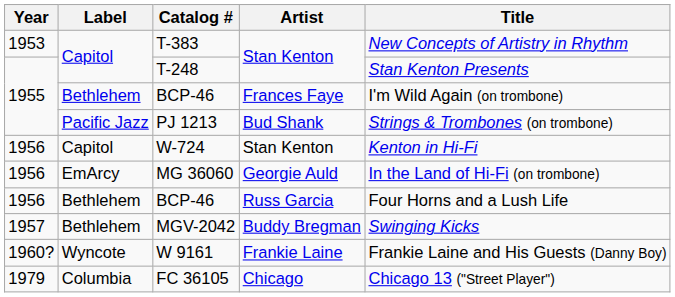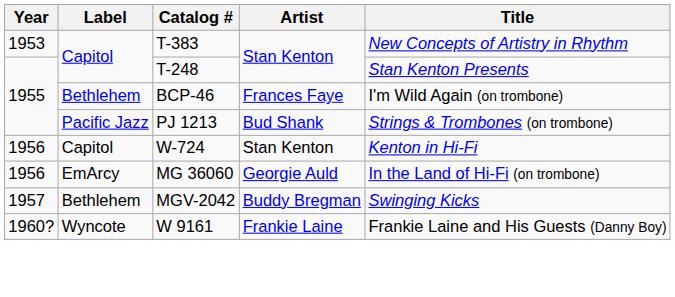- row: (185, 200)
- row: (193, 278)
